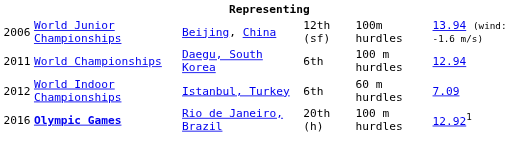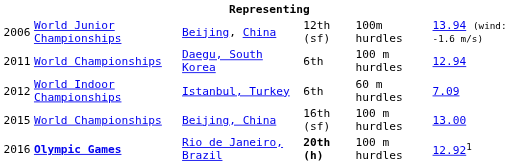+ row: (17, 120)
(317, 120) normal -> (317, 149) bold
